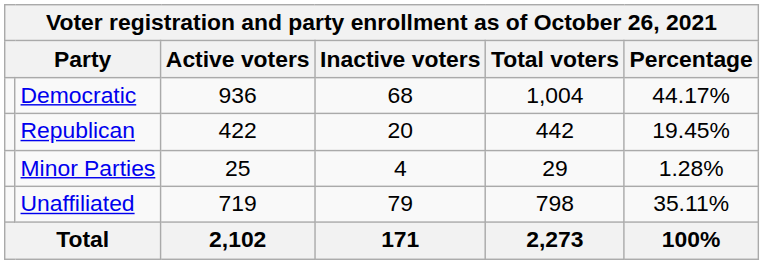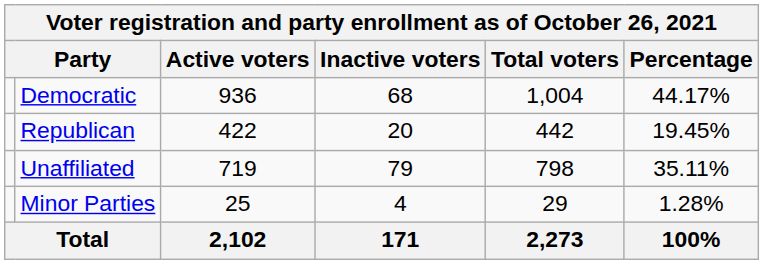rows swapped: (88, 167) <-> (78, 204)
